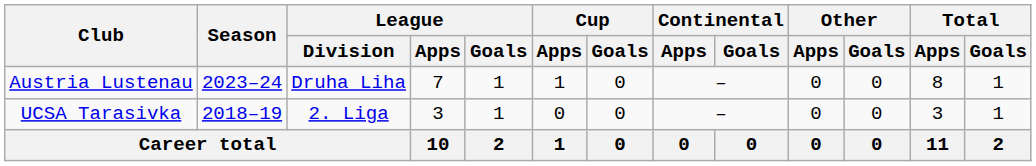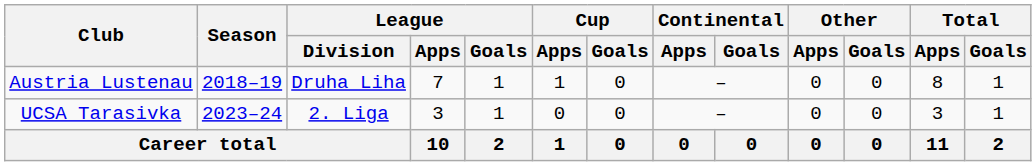(242, 83) 2023–24 -> (242, 83) 2018–19
(242, 114) 2018–19 -> (242, 114) 2023–24
